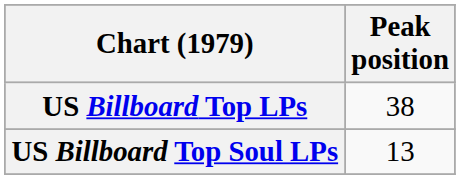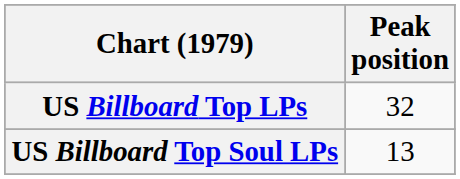(400, 105) 38 -> (400, 105) 32
